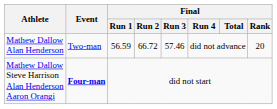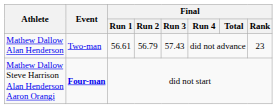(121, 46) 56.59 -> (121, 46) 56.61
(148, 46) 66.72 -> (148, 46) 56.79
(175, 46) 57.46 -> (175, 46) 57.43
(260, 46) 20 -> (260, 46) 23
